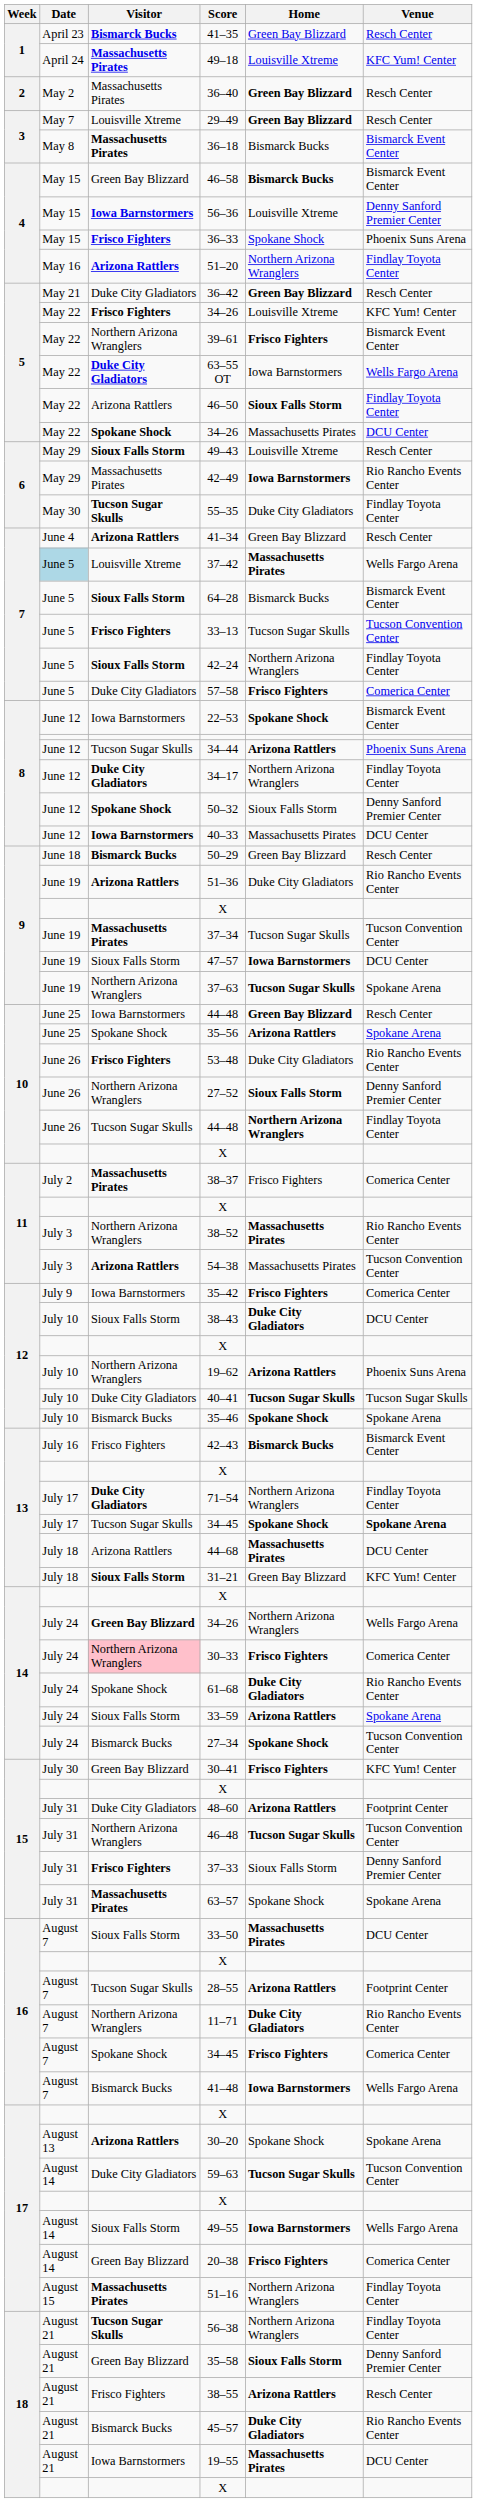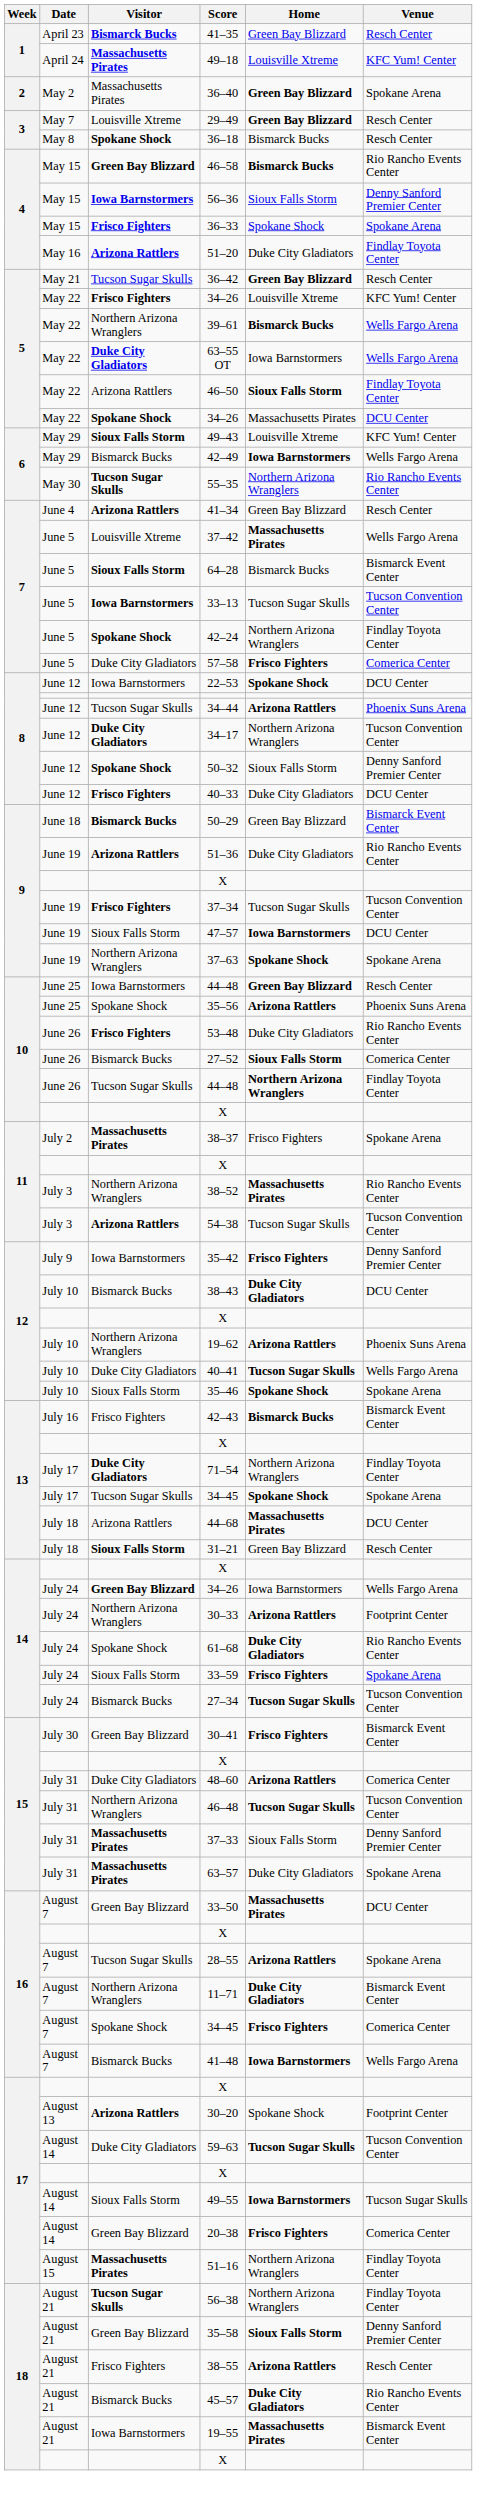(399, 93) Resch Center -> (404, 93) Spokane Arena
(129, 146) Massachusetts Pirates -> (131, 139) Spokane Shock
(406, 146) Bismarck Event Center -> (399, 139) Resch Center
(140, 180) normal -> (143, 166) bold
(406, 180) Bismarck Event Center -> (414, 166) Rio Rancho Events Center
(293, 213) Louisville Xtreme -> (292, 199) Sioux Falls Storm
(416, 239) Phoenix Suns Arena -> (404, 226) Spokane Arena
(291, 266) Northern Arizona Wranglers -> (301, 252) Duke City Gladiators
(144, 292) Duke City Gladiators -> (142, 278) Tucson Sugar Skulls
(288, 338) Frisco Fighters -> (291, 324) Bismarck Bucks
(406, 338) Bismarck Event Center -> (412, 324) Wells Fargo Arena
(399, 451) Resch Center -> (411, 437) KFC Yum! Center
(127, 478) Massachusetts Pirates -> (131, 457) Bismarck Bucks
(414, 478) Rio Rancho Events Center -> (412, 457) Wells Fargo Arena
(301, 511) Duke City Gladiators -> (291, 483) Northern Arizona Wranglers
(403, 511) Findlay Toyota Center -> (414, 483) Rio Rancho Events Center
(58, 564) lightblue background -> (58, 536) no background
(131, 631) Frisco Fighters -> (142, 603) Iowa Barnstormers
(138, 664) Sioux Falls Storm -> (131, 636) Spokane Shock
(406, 717) Bismarck Event Center -> (397, 682) DCU Center
(403, 776) Findlay Toyota Center -> (414, 734) Tucson Convention Center
(142, 836) Iowa Barnstormers -> (131, 794) Frisco Fighters
(302, 836) Massachusetts Pirates -> (301, 794) Duke City Gladiators
(399, 855) Resch Center -> (406, 820) Bismarck Event Center
(129, 934) Massachusetts Pirates -> (131, 907) Frisco Fighters
(301, 987) Tucson Sugar Skulls -> (288, 960) Spokane Shock
(404, 1033) Spokane Arena -> (416, 1006) Phoenix Suns Arena
(134, 1093) Northern Arizona Wranglers -> (131, 1059) Bismarck Bucks
(404, 1093) Denny Sanford Premier Center -> (408, 1059) Comerica Center
(408, 1180) Comerica Center -> (404, 1138) Spokane Arena
(302, 1266) Massachusetts Pirates -> (299, 1224) Tucson Sugar Skulls
(408, 1292) Comerica Center -> (404, 1258) Denny Sanford Premier Center
(135, 1319) Sioux Falls Storm -> (131, 1291) Bismarck Bucks
(417, 1398) Tucson Sugar Skulls -> (412, 1371) Wells Fargo Arena
(131, 1418) Bismarck Bucks -> (135, 1390) Sioux Falls Storm
(406, 1524) bold -> (404, 1496) normal
(411, 1577) KFC Yum! Center -> (399, 1549) Resch Center
(291, 1623) Northern Arizona Wranglers -> (295, 1588) Iowa Barnstormers
(134, 1656) pink background -> (134, 1615) no background
(288, 1656) Frisco Fighters -> (292, 1615) Arizona Rattlers
(408, 1656) Comerica Center -> (407, 1615) Footprint Center
(292, 1716) Arizona Rattlers -> (288, 1674) Frisco Fighters
(288, 1742) Spokane Shock -> (301, 1701) Tucson Sugar Skulls
(411, 1769) KFC Yum! Center -> (406, 1734) Bismarck Event Center
(407, 1808) Footprint Center -> (408, 1780) Comerica Center
(131, 1868) Frisco Fighters -> (129, 1840) Massachusetts Pirates
(286, 1901) Spokane Shock -> (301, 1874) Duke City Gladiators
(135, 1935) Sioux Falls Storm -> (140, 1907) Green Bay Blizzard
(407, 1988) Footprint Center -> (404, 1960) Spokane Arena
(414, 2021) Rio Rancho Events Center -> (406, 1993) Bismarck Event Center
(404, 2141) Spokane Arena -> (407, 2113) Footprint Center
(412, 2227) Wells Fargo Arena -> (417, 2199) Tucson Sugar Skulls
(397, 2461) DCU Center -> (406, 2433) Bismarck Event Center
